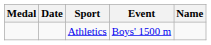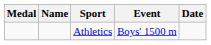columns swapped: (190, 13) <-> (52, 13)
